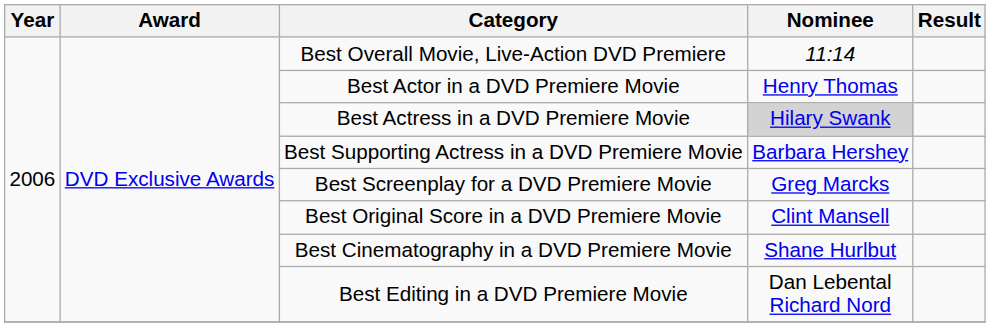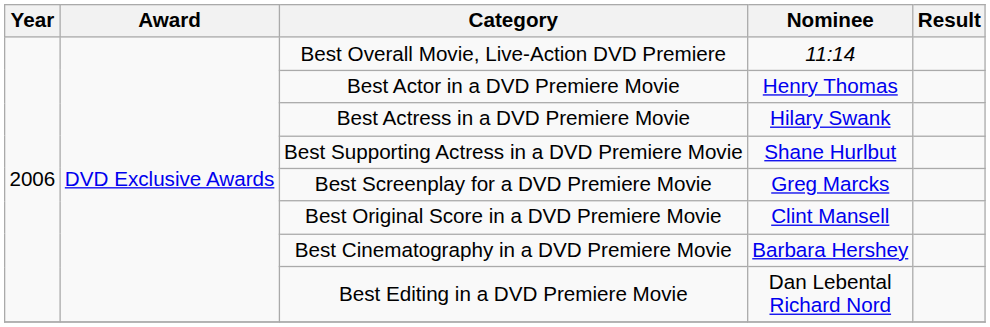(830, 119) lightgrey background -> (830, 119) no background
(830, 151) Barbara Hershey -> (830, 151) Shane Hurlbut
(830, 250) Shane Hurlbut -> (830, 250) Barbara Hershey
